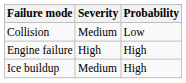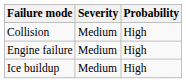(134, 31) Low -> (135, 31) High
(89, 50) High -> (97, 50) Medium
